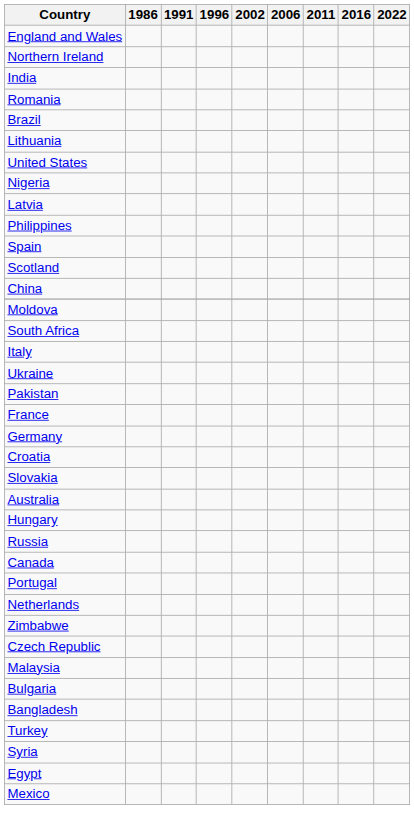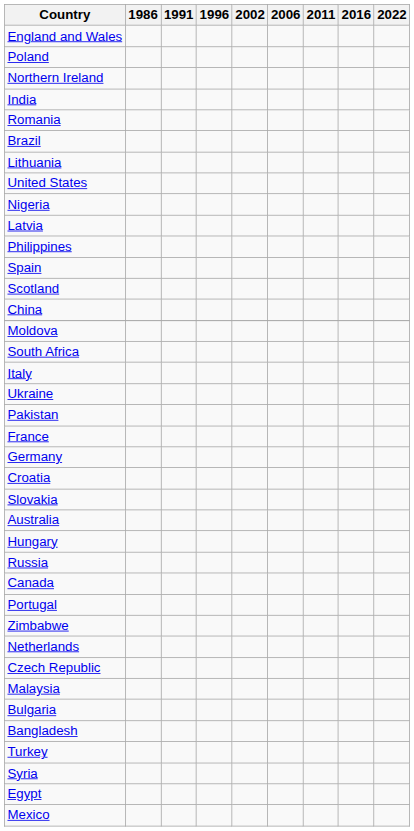+ row: (28, 57)
rows swapped: (43, 604) <-> (38, 625)
